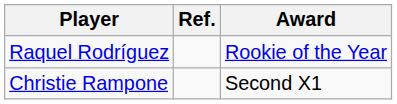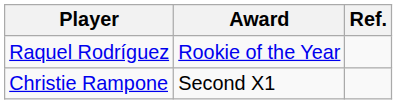columns swapped: (306, 20) <-> (197, 20)
